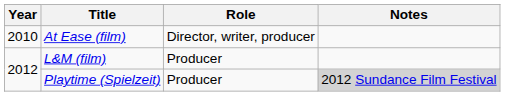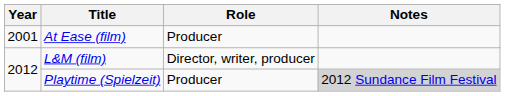(23, 36) 2010 -> (23, 36) 2001
(241, 36) Director, writer, producer -> (194, 36) Producer
(194, 58) Producer -> (241, 58) Director, writer, producer
